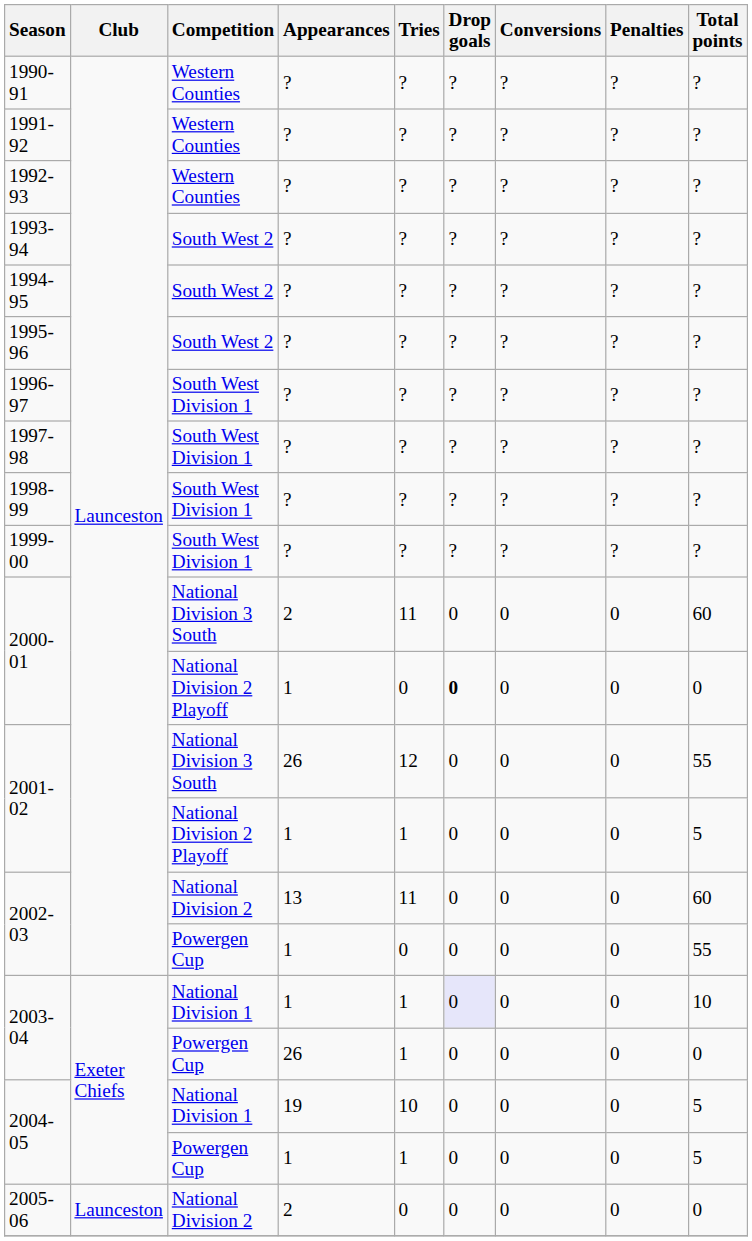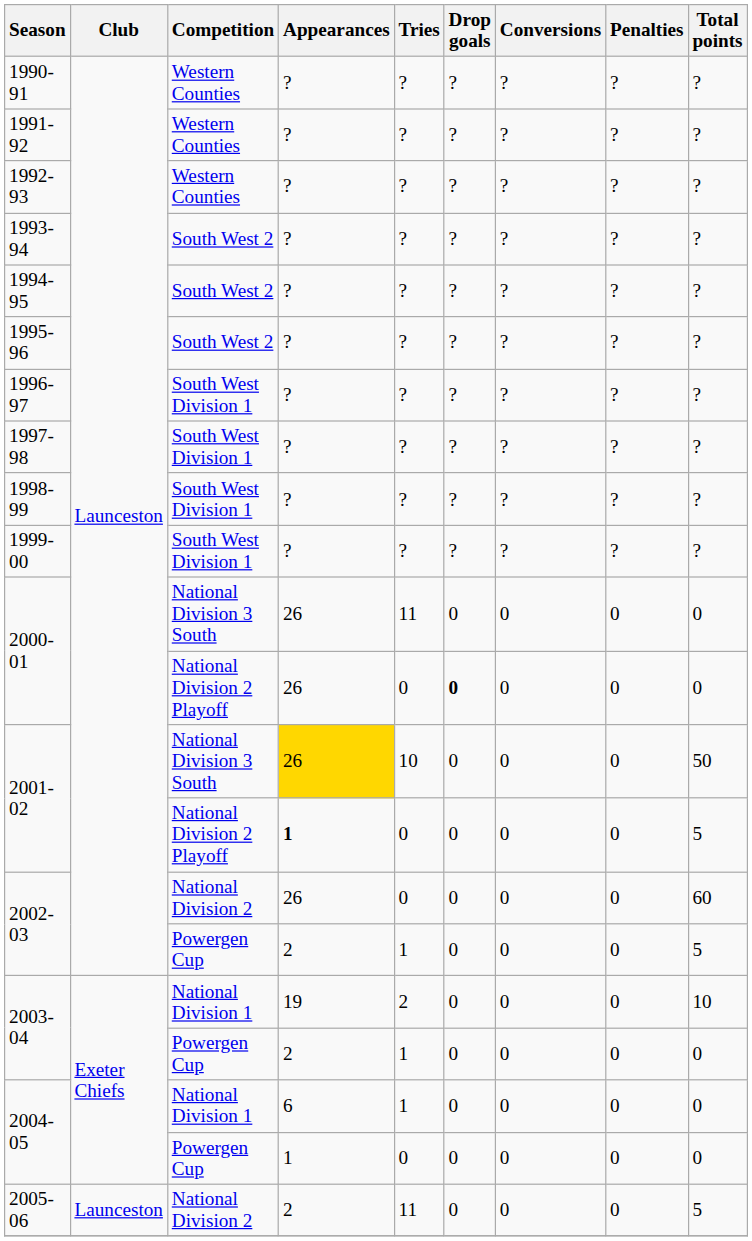(288, 613) 2 -> (293, 613) 26
(702, 613) 60 -> (697, 613) 0
(288, 687) 1 -> (293, 687) 26
(293, 761) no background -> (293, 761) gold background
(408, 761) 12 -> (408, 761) 10
(702, 761) 55 -> (702, 761) 50
(288, 834) normal -> (288, 834) bold
(403, 834) 1 -> (403, 834) 0
(293, 897) 13 -> (293, 897) 26
(408, 897) 11 -> (403, 897) 0
(288, 949) 1 -> (288, 949) 2
(403, 949) 0 -> (403, 949) 1
(702, 949) 55 -> (697, 949) 5
(288, 1001) 1 -> (293, 1001) 19
(403, 1001) 1 -> (403, 1001) 2
(453, 1001) lavender background -> (453, 1001) no background
(293, 1053) 26 -> (288, 1053) 2
(293, 1105) 19 -> (288, 1105) 6
(408, 1105) 10 -> (403, 1105) 1
(697, 1105) 5 -> (697, 1105) 0
(403, 1157) 1 -> (403, 1157) 0
(697, 1157) 5 -> (697, 1157) 0
(403, 1209) 0 -> (408, 1209) 11
(697, 1209) 0 -> (697, 1209) 5
